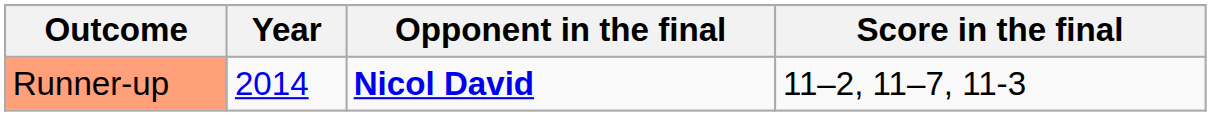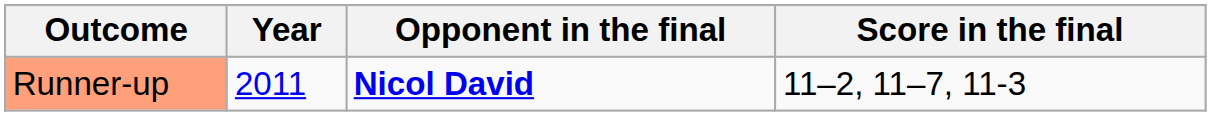(272, 83) 2014 -> (271, 83) 2011
